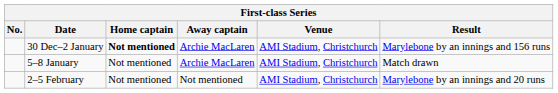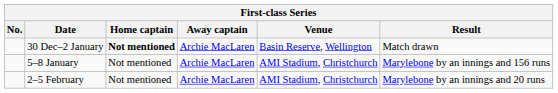(318, 46) AMI Stadium, Christchurch -> (316, 46) Basin Reserve, Wellington
(466, 46) Marylebone by an innings and 156 runs -> (410, 46) Match drawn
(410, 63) Match drawn -> (466, 63) Marylebone by an innings and 156 runs
(211, 79) Not mentioned -> (217, 79) Archie MacLaren
